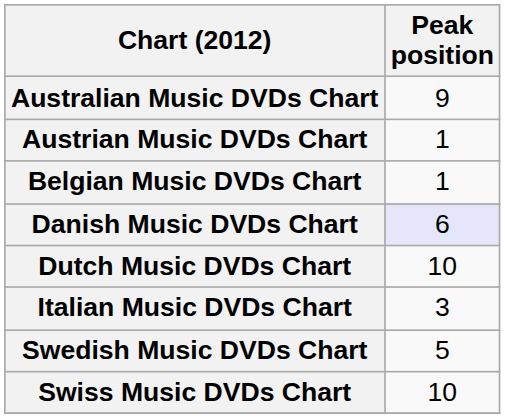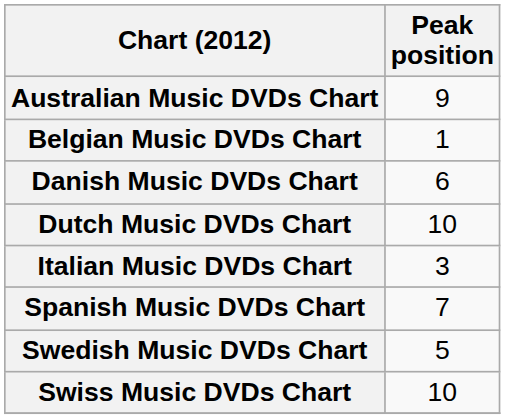- row: (195, 139)
(442, 223) lavender background -> (442, 181) no background
+ row: (195, 308)
